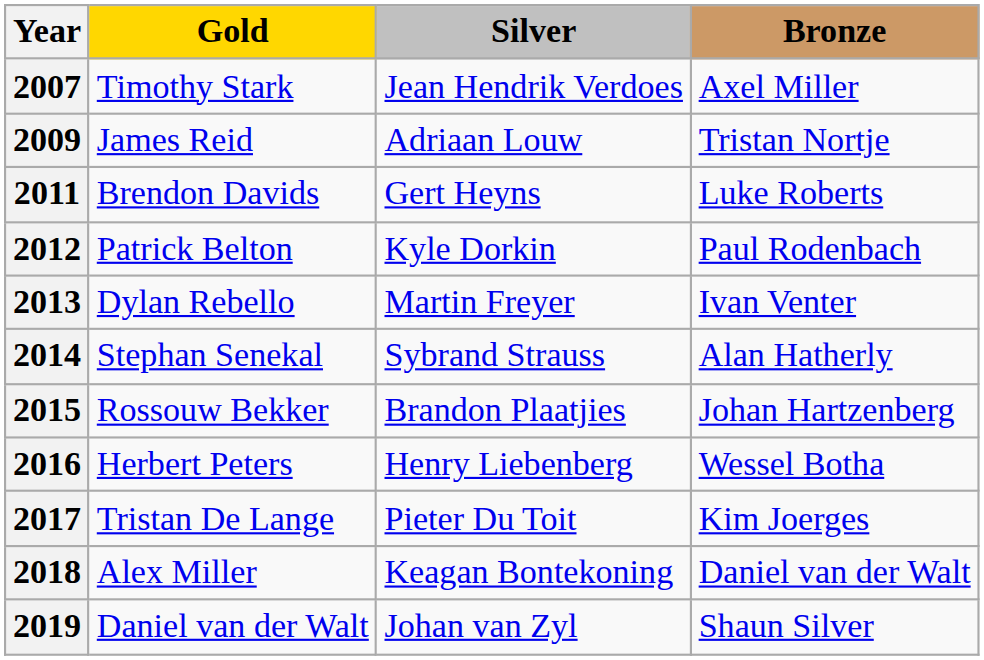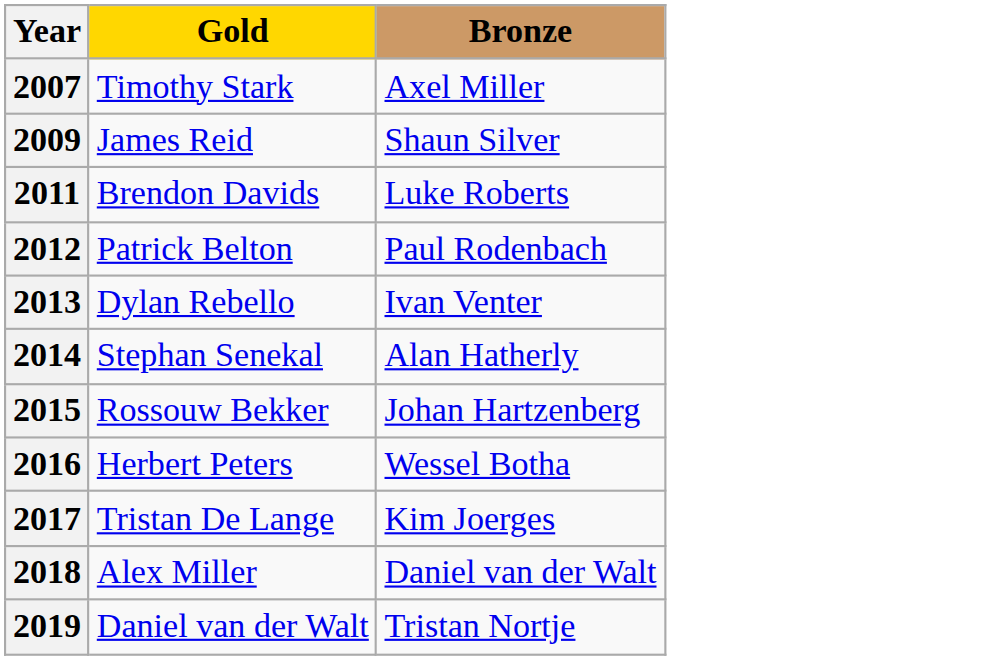- column: (534, 31)
(794, 139) Tristan Nortje -> (472, 139) Shaun Silver
(786, 626) Shaun Silver -> (480, 626) Tristan Nortje
